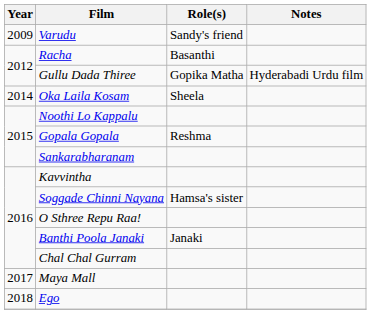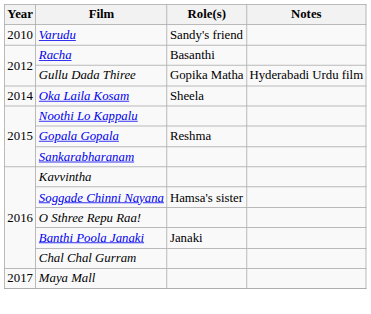(20, 34) 2009 -> (20, 34) 2010
- row: (49, 298)
